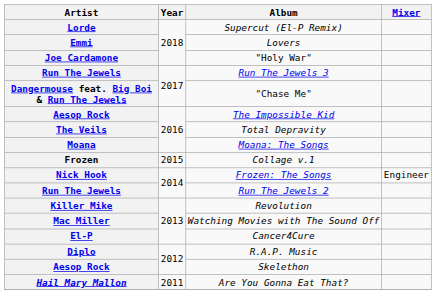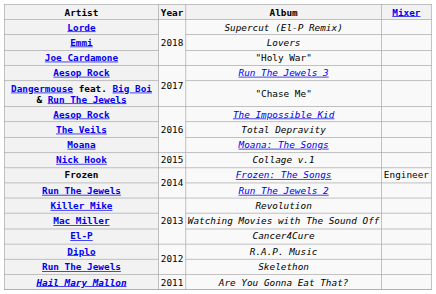(81, 73) Run The Jewels -> (81, 73) Aesop Rock
(81, 160) Frozen -> (81, 160) Nick Hook
(81, 175) Nick Hook -> (81, 175) Frozen
(81, 267) Aesop Rock -> (81, 267) Run The Jewels
